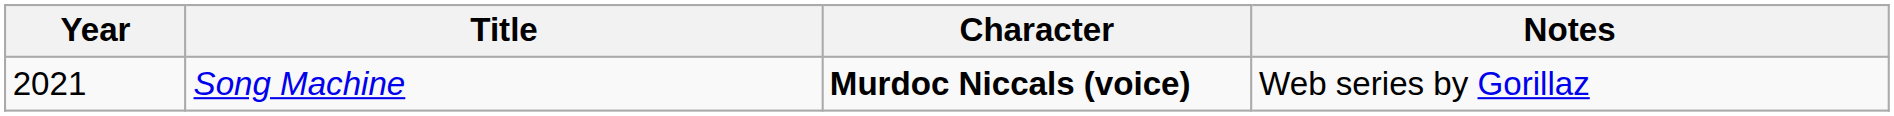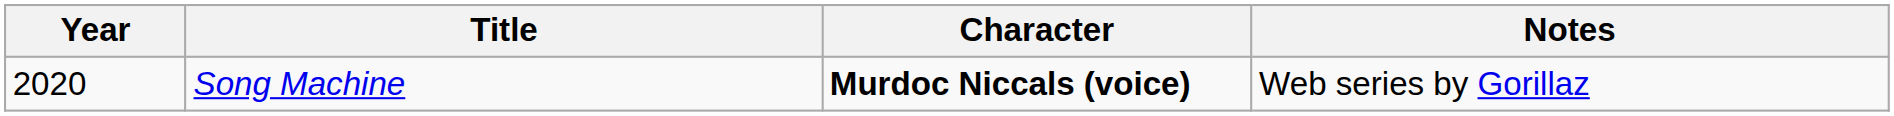(50, 83) 2021 -> (50, 83) 2020
